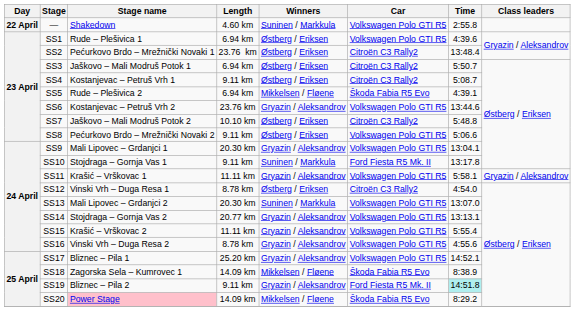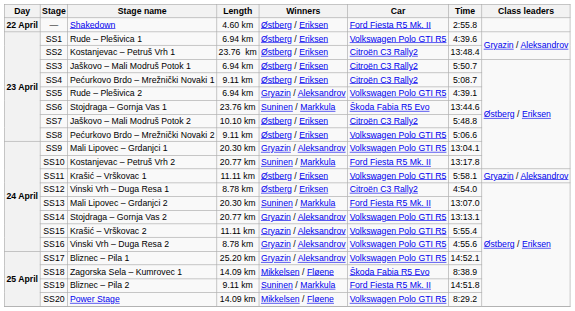(298, 24) Suninen / Markkula -> (295, 24) Østberg / Eriksen
(398, 24) Volkswagen Polo GTI R5 -> (390, 24) Ford Fiesta R5 Mk. II
(142, 52) Pećurkovo Brdo – Mrežnički Novaki 1 -> (122, 52) Kostanjevac – Petruš Vrh 1
(122, 79) Kostanjevac – Petruš Vrh 1 -> (142, 79) Pećurkovo Brdo – Mrežnički Novaki 1
(297, 93) Mikkelsen / Fløene -> (303, 93) Gryazin / Aleksandrov
(390, 93) Škoda Fabia R5 Evo -> (398, 93) Volkswagen Polo GTI R5
(122, 107) Kostanjevac – Petruš Vrh 2 -> (118, 107) Stojdraga – Gornja Vas 1
(303, 107) Gryazin / Aleksandrov -> (298, 107) Suninen / Markkula
(398, 107) Volkswagen Polo GTI R5 -> (390, 107) Škoda Fabia R5 Evo
(118, 162) Stojdraga – Gornja Vas 1 -> (122, 162) Kostanjevac – Petruš Vrh 2
(238, 162) 9.11 km -> (238, 162) 20.77 km
(303, 175) Gryazin / Aleksandrov -> (295, 175) Østberg / Eriksen
(398, 203) Volkswagen Polo GTI R5 -> (390, 203) Ford Fiesta R5 Mk. II
(303, 285) Gryazin / Aleksandrov -> (298, 285) Suninen / Markkula
(465, 285) paleturquoise background -> (465, 285) no background
(95, 299) pink background -> (95, 299) no background
(390, 299) Škoda Fabia R5 Evo -> (398, 299) Volkswagen Polo GTI R5
